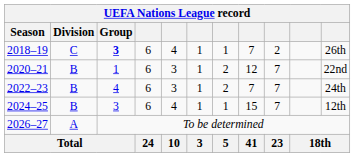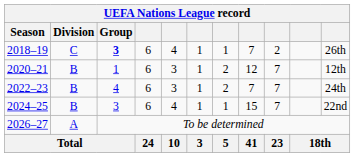(335, 69) 22nd -> (335, 69) 12th
(335, 106) 12th -> (335, 106) 22nd
